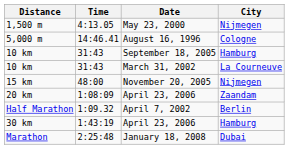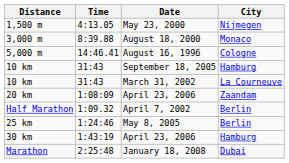+ row: (24, 39)
- row: (19, 81)
+ row: (19, 123)
